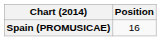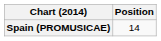(134, 28) 16 -> (134, 28) 14
